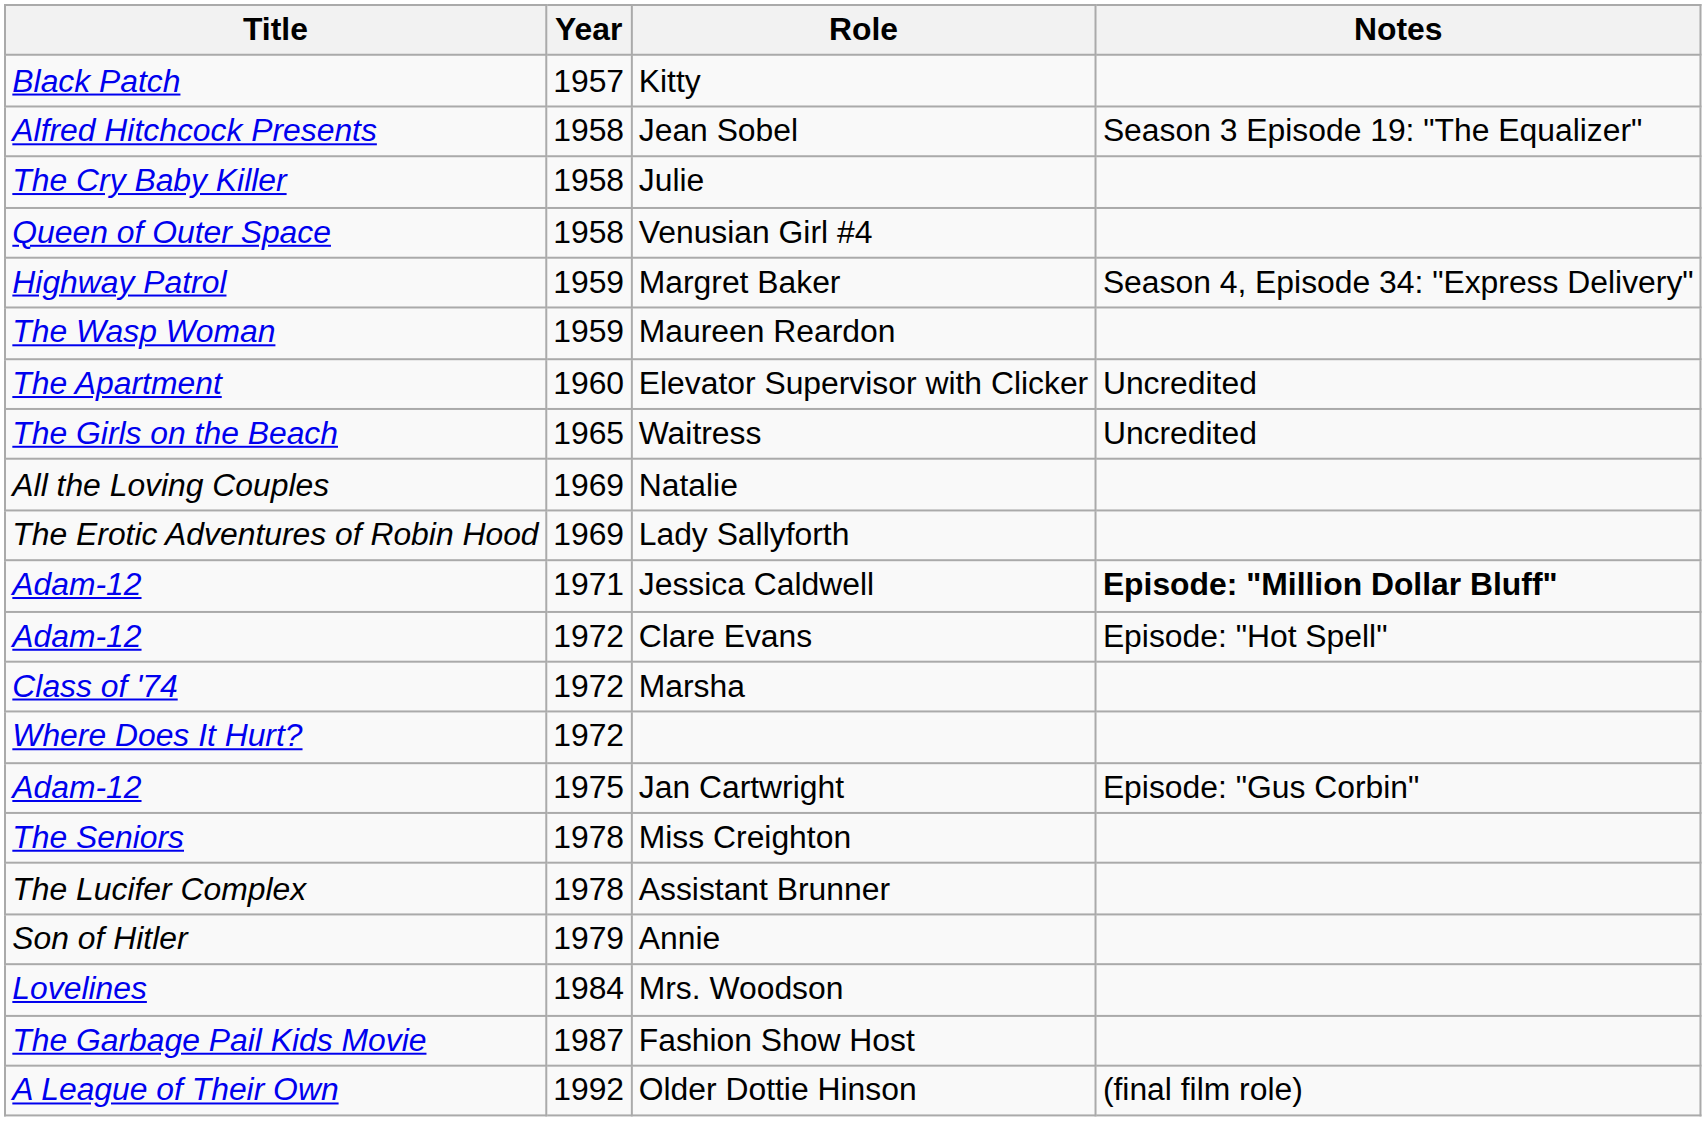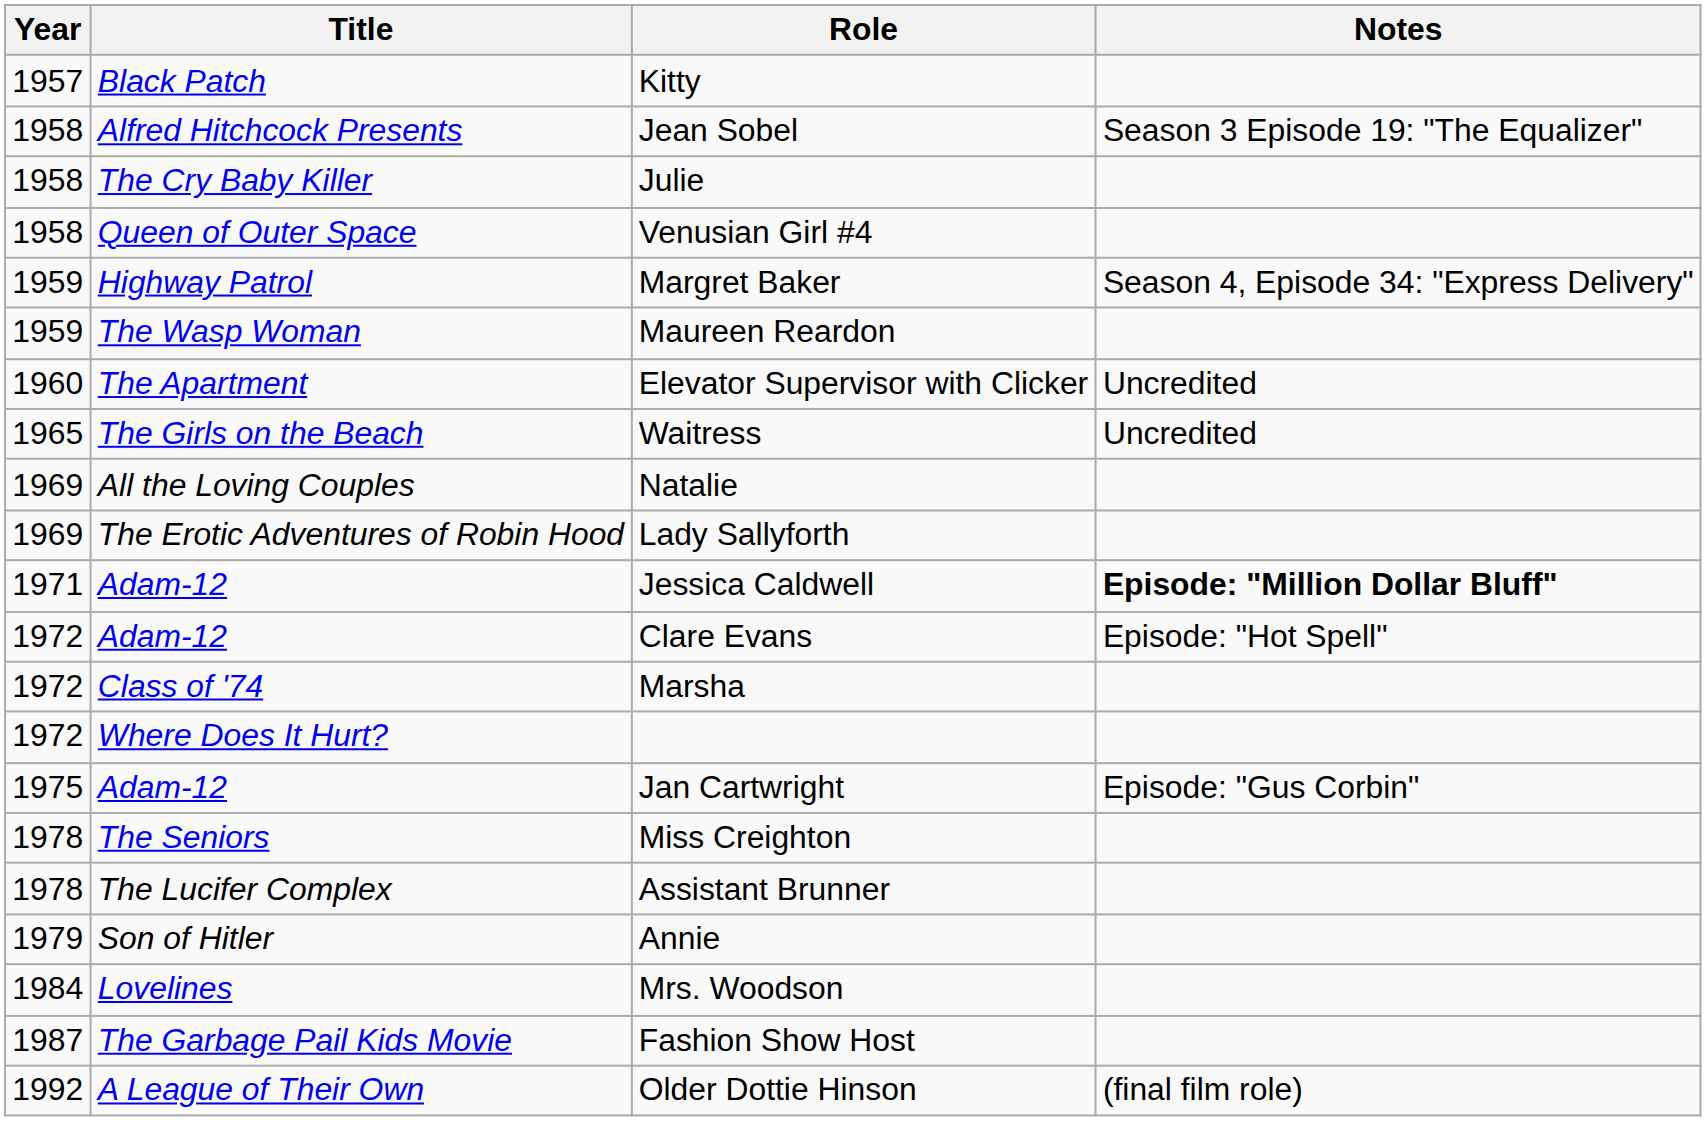columns swapped: (589, 29) <-> (275, 29)
